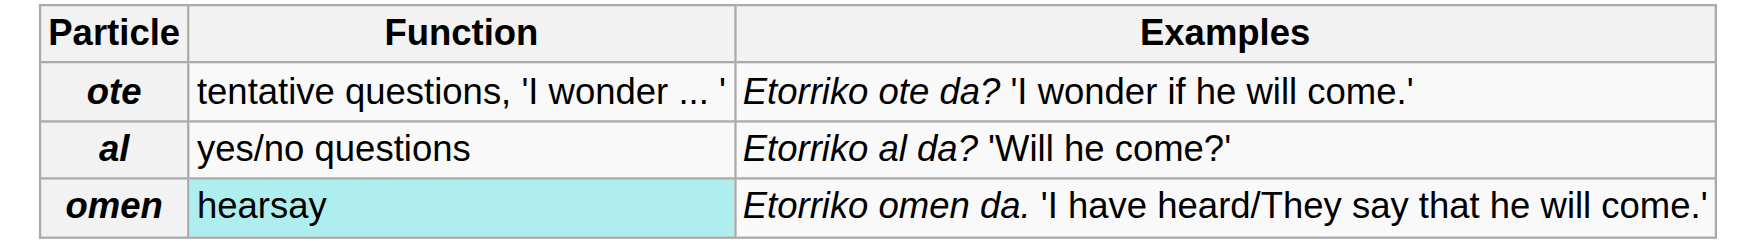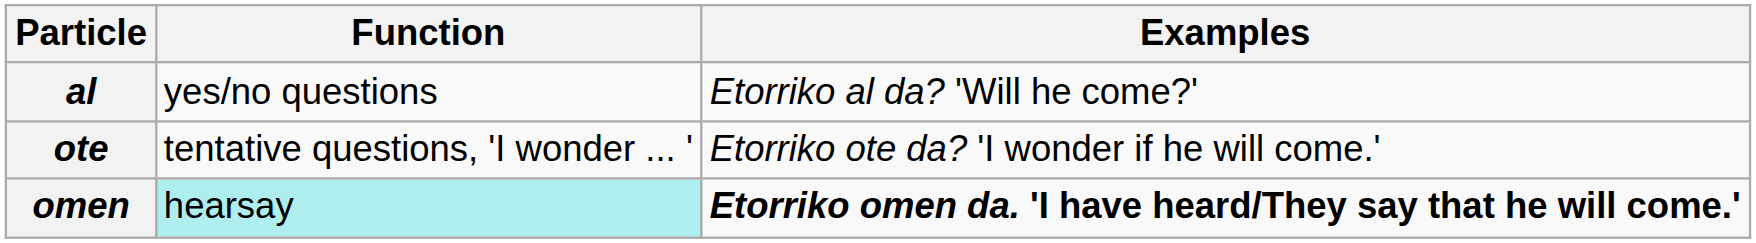rows swapped: (114, 149) <-> (114, 91)
(1225, 206) normal -> (1225, 206) bold
